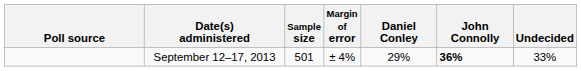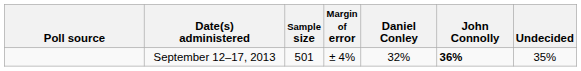(399, 57) 29% -> (399, 57) 32%
(545, 57) 33% -> (545, 57) 35%
